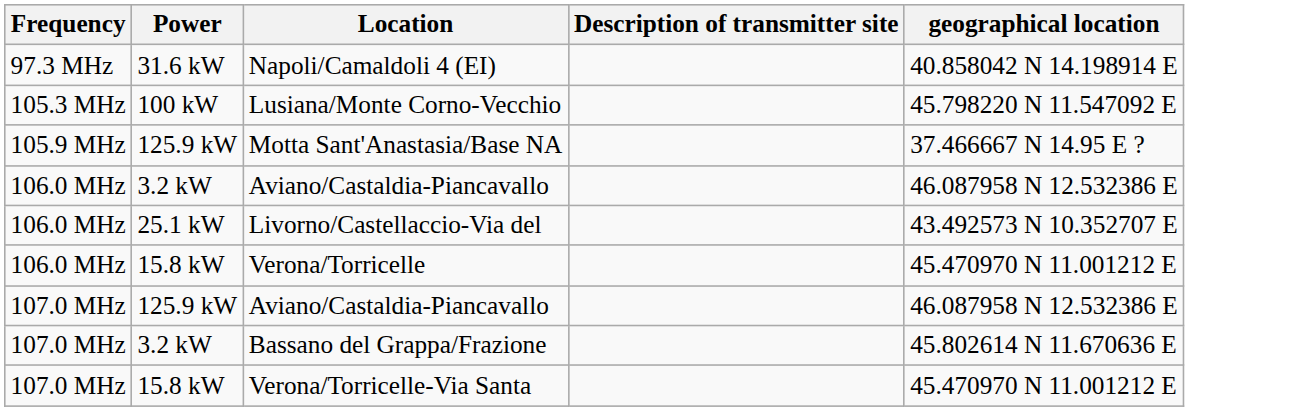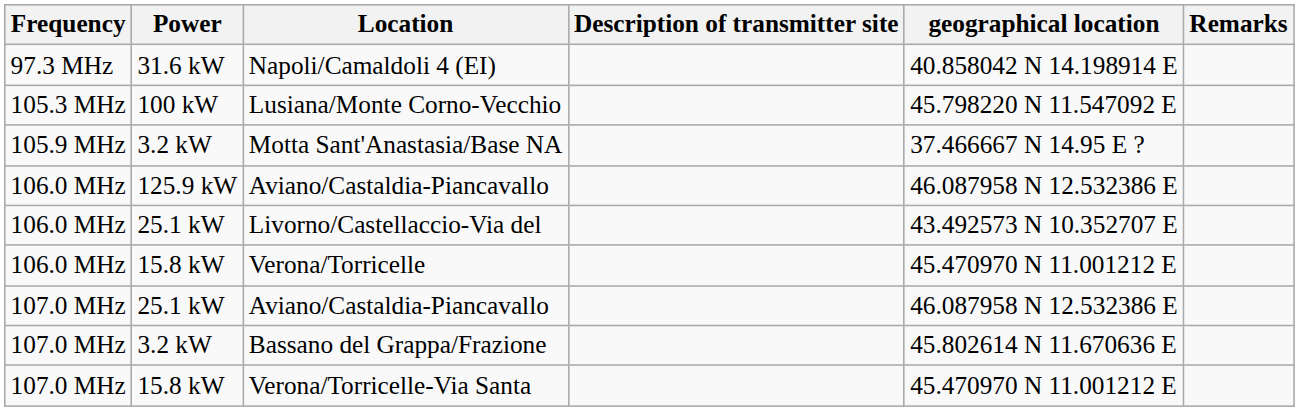+ column: (1239, 24)
(187, 144) 125.9 kW -> (175, 144) 3.2 kW
(175, 184) 3.2 kW -> (187, 184) 125.9 kW
(187, 305) 125.9 kW -> (181, 305) 25.1 kW
